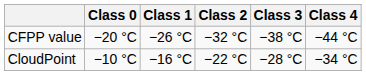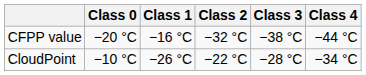(170, 37) −26 °C -> (170, 37) −16 °C
(170, 59) −16 °C -> (170, 59) −26 °C
